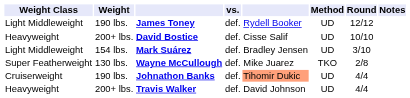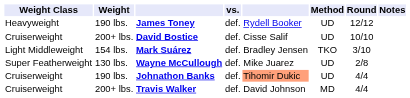(44, 23) Light Middleweight -> (32, 23) Heavyweight
(32, 36) Heavyweight -> (34, 36) Cruiserweight
(327, 50) UD -> (327, 50) TKO
(327, 63) TKO -> (327, 63) UD
(32, 89) Heavyweight -> (34, 89) Cruiserweight
(327, 89) UD -> (327, 89) MD
